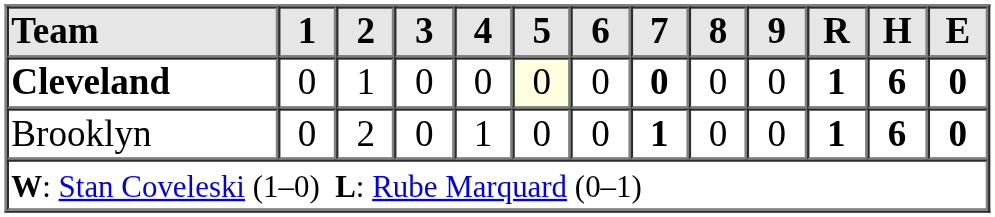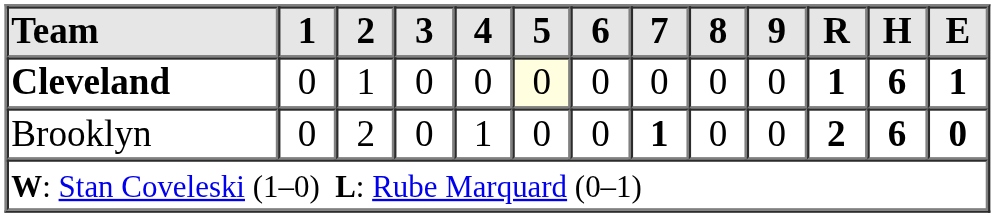(659, 82) bold -> (659, 82) normal
(958, 82) 0 -> (958, 82) 1
(836, 133) 1 -> (836, 133) 2
